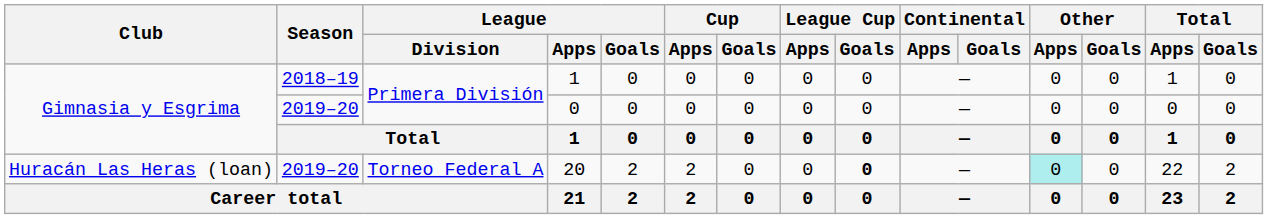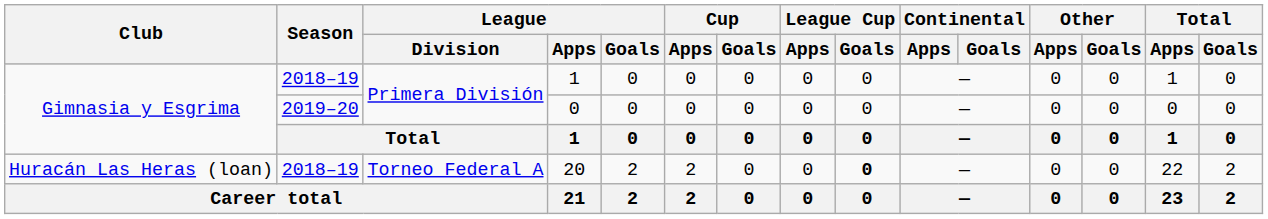(320, 169) 2019–20 -> (320, 169) 2018–19
(1056, 169) paleturquoise background -> (1056, 169) no background
